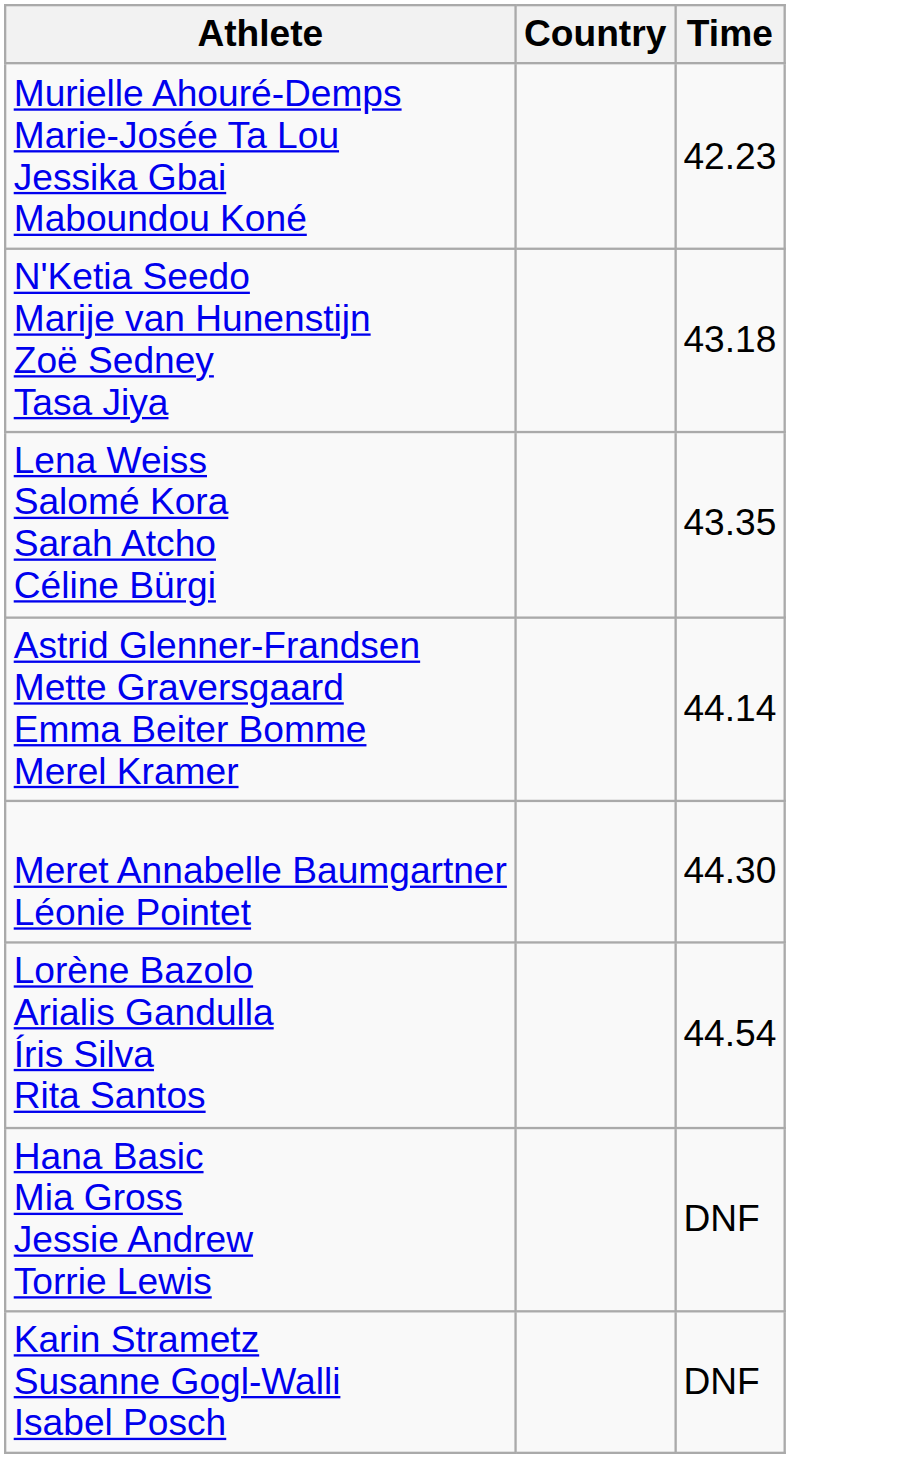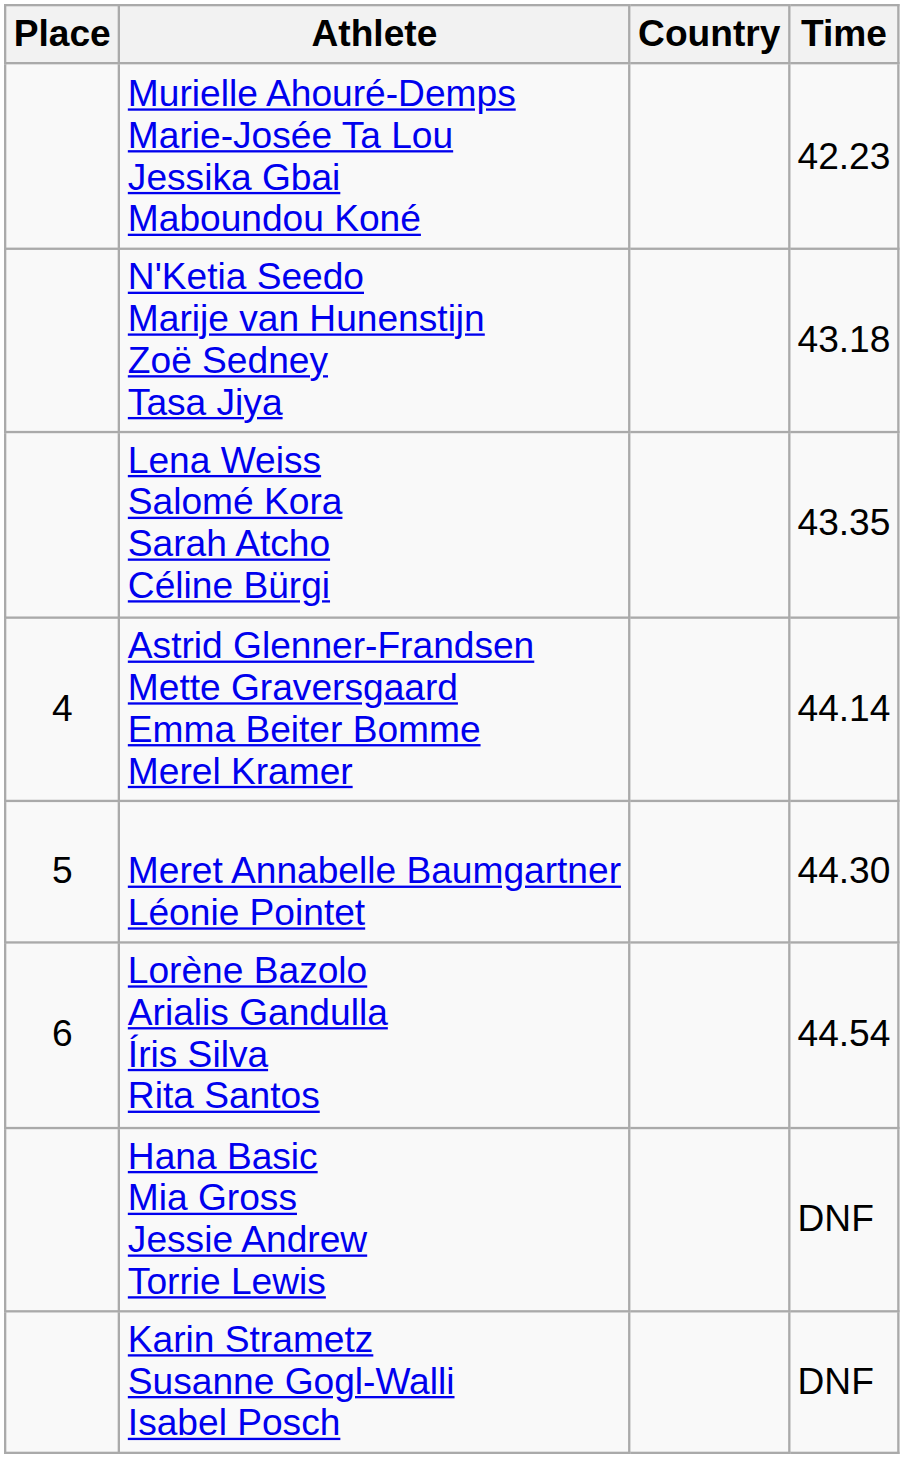+ column: (62, 33)
